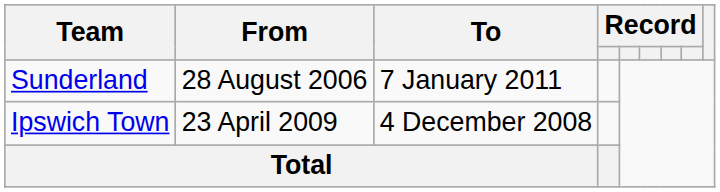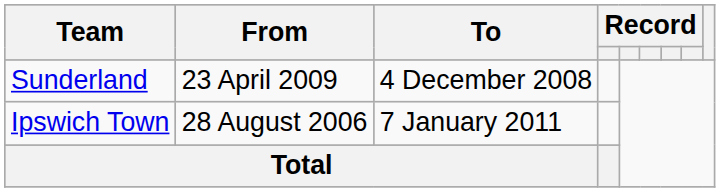(275, 80) 28 August 2006 -> (260, 80) 23 April 2009
(471, 80) 7 January 2011 -> (486, 80) 4 December 2008
(260, 122) 23 April 2009 -> (275, 122) 28 August 2006
(486, 122) 4 December 2008 -> (471, 122) 7 January 2011
